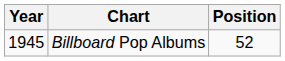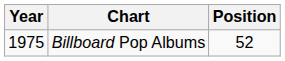(26, 42) 1945 -> (26, 42) 1975
